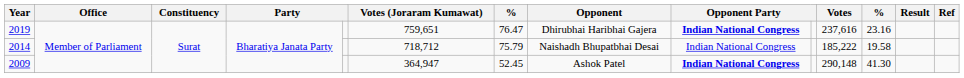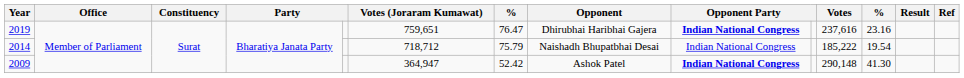(879, 47) 19.58 -> (879, 47) 19.54
(511, 64) 52.45 -> (511, 64) 52.42
